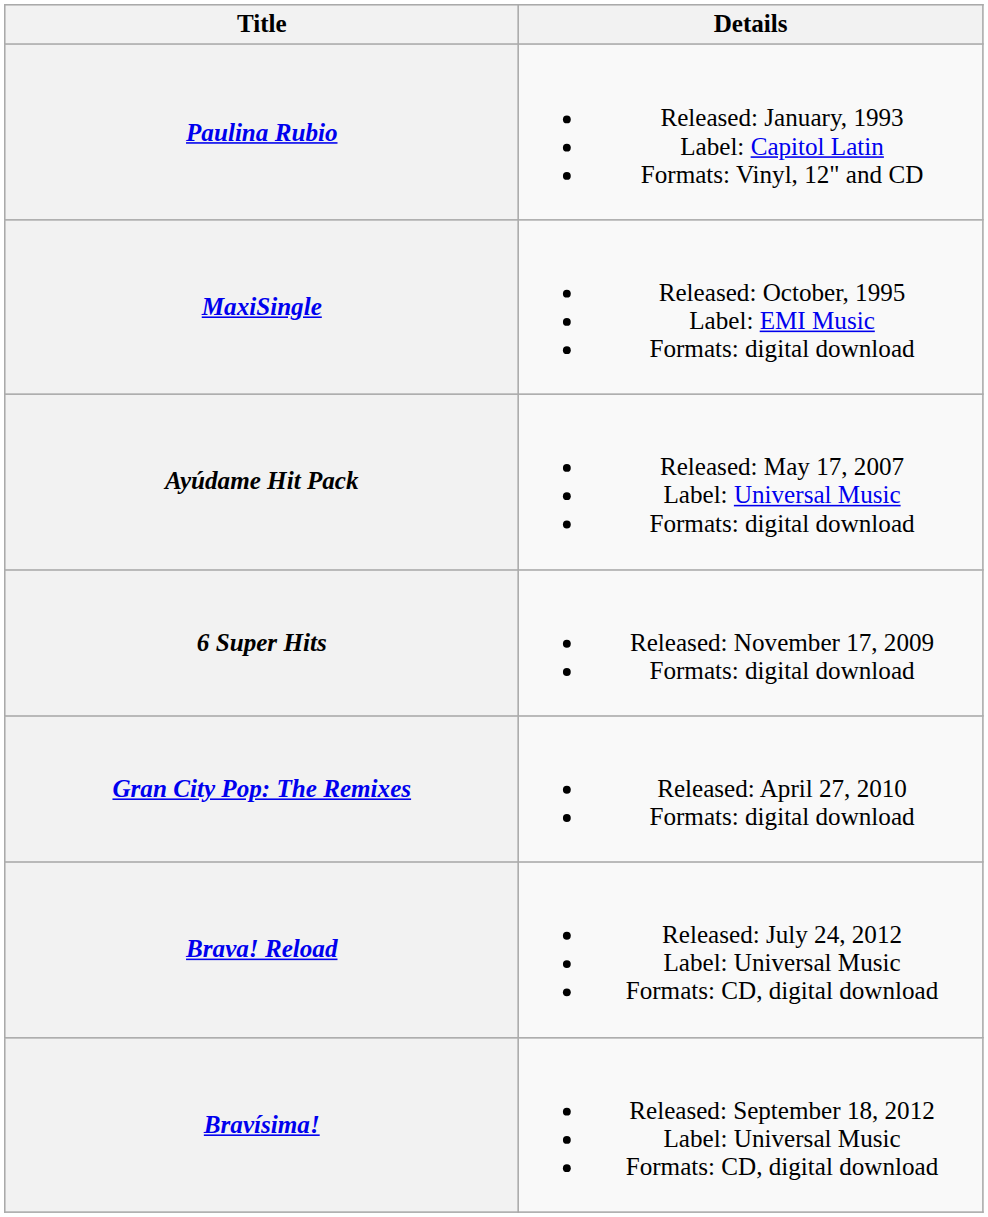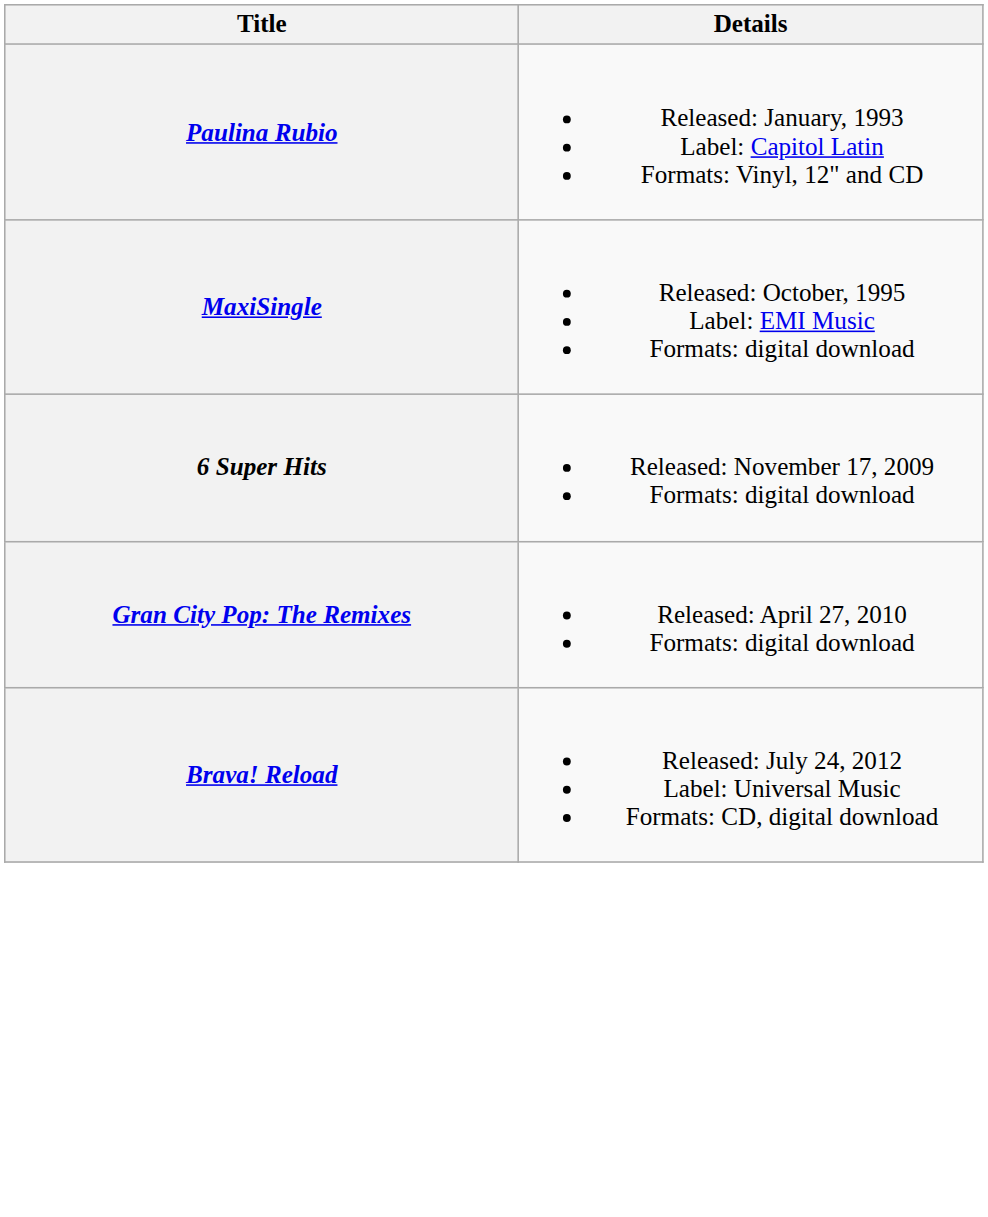- row: (262, 481)
- row: (262, 1124)
